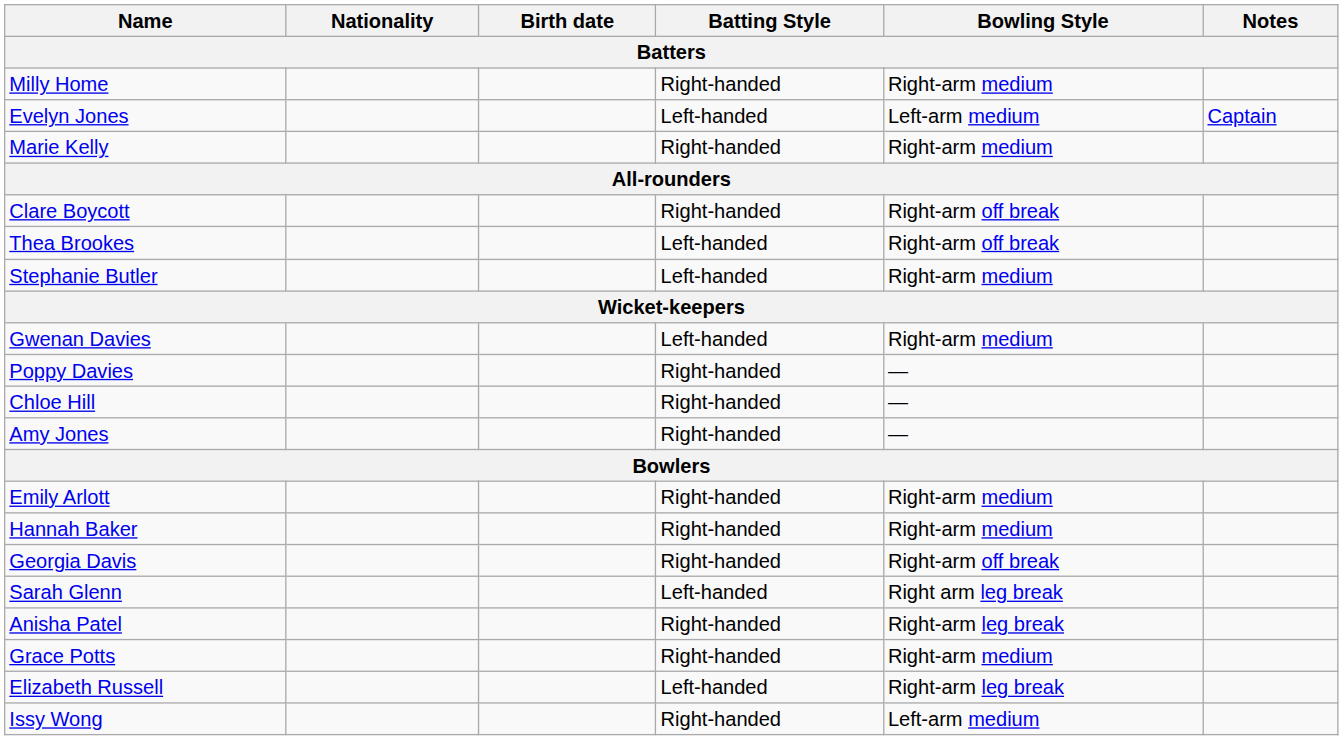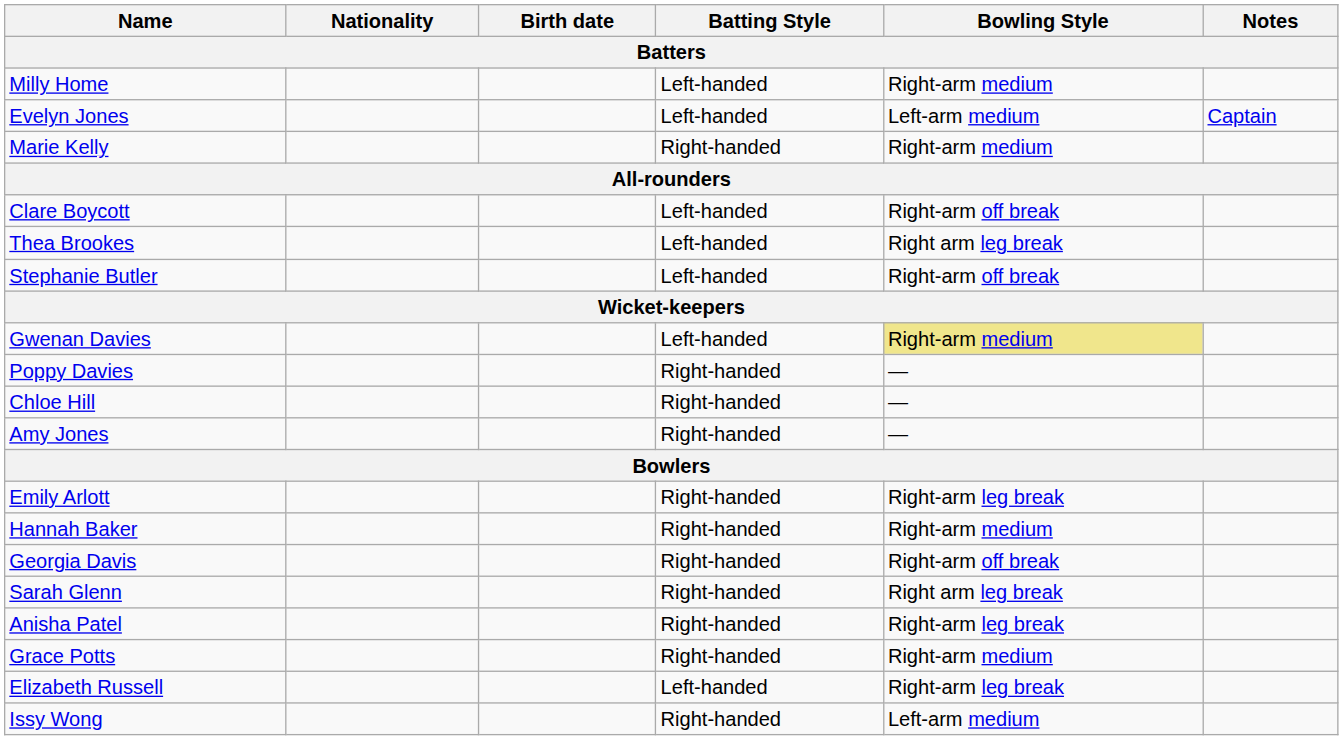(721, 84) Right-handed -> (714, 84) Left-handed
(721, 211) Right-handed -> (714, 211) Left-handed
(974, 243) Right-arm off break -> (975, 243) Right arm leg break
(970, 275) Right-arm medium -> (974, 275) Right-arm off break
(970, 338) no background -> (970, 338) khaki background
(970, 497) Right-arm medium -> (976, 497) Right-arm leg break
(714, 592) Left-handed -> (721, 592) Right-handed
